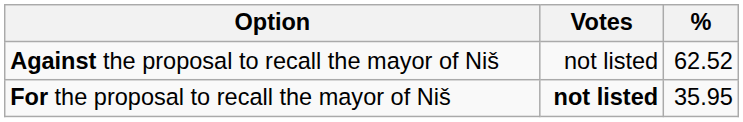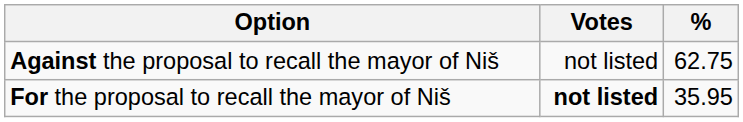(703, 60) 62.52 -> (703, 60) 62.75
